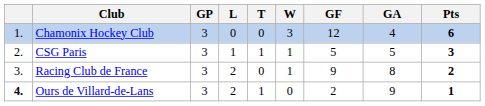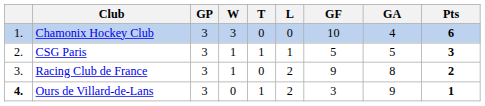columns swapped: (290, 14) <-> (233, 14)
(333, 33) 12 -> (333, 33) 10
(333, 91) 2 -> (333, 91) 3
